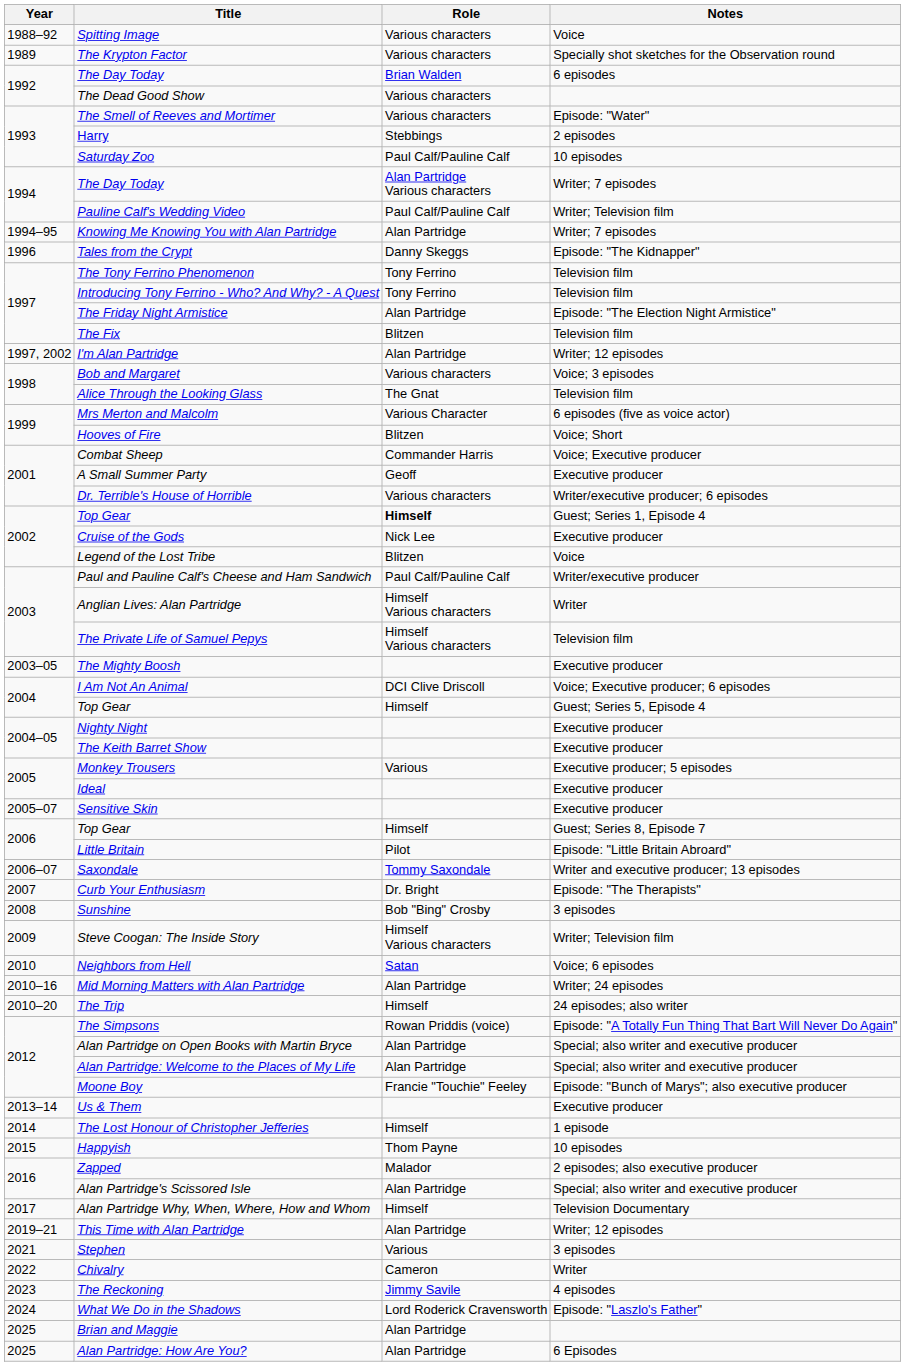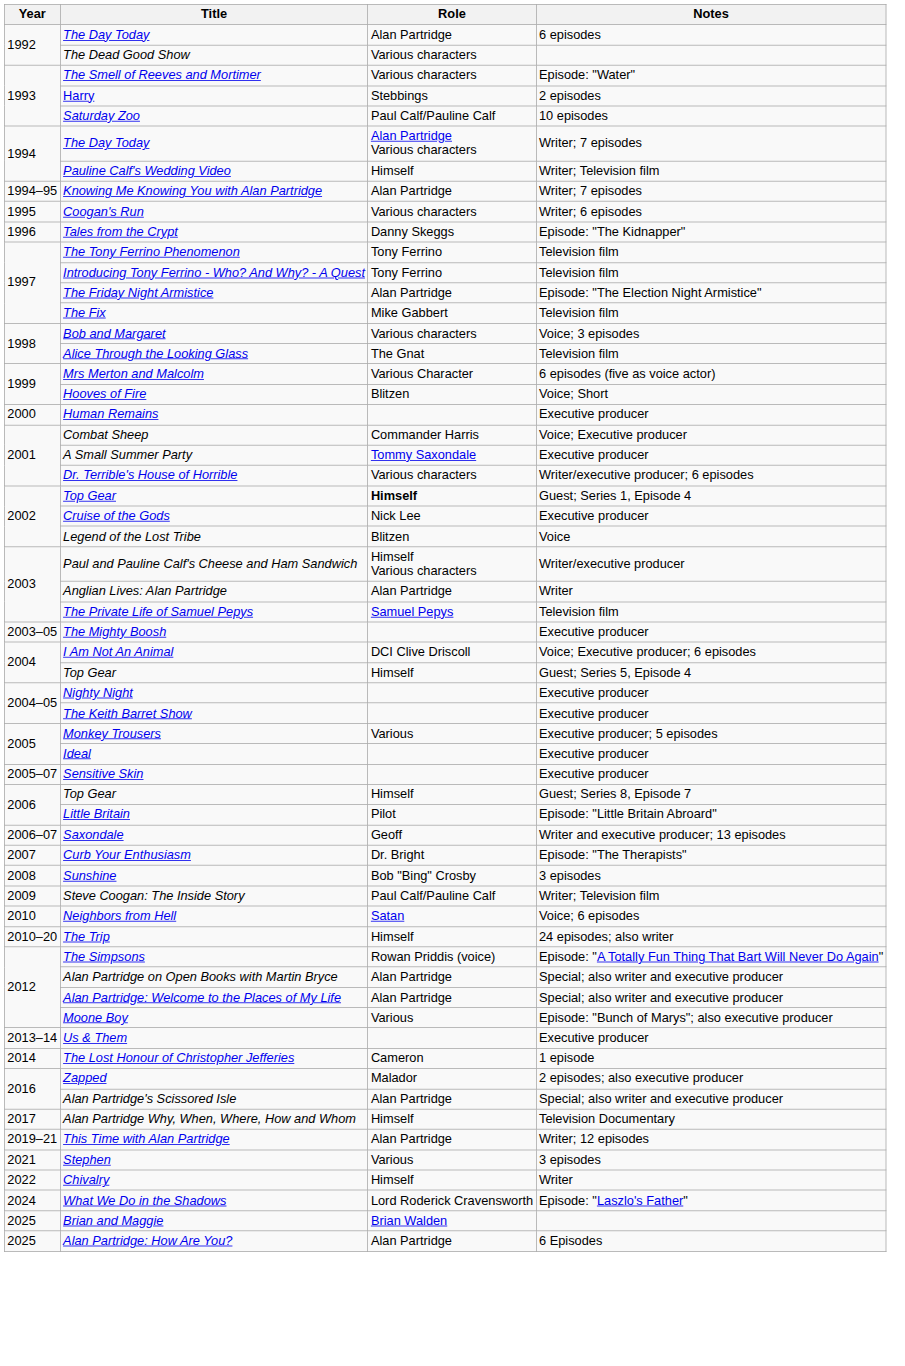- row: (118, 34)
- row: (132, 55)
(423, 75) Brian Walden -> (411, 34) Alan Partridge
(447, 211) Paul Calf/Pauline Calf -> (392, 171) Himself
+ row: (103, 211)
(404, 333) Blitzen -> (409, 313) Mike Gabbert
- row: (128, 353)
+ row: (111, 414)
(401, 475) Geoff -> (424, 455) Tommy Saxondale
(447, 577) Paul Calf/Pauline Calf -> (424, 564) Himself Various characters
(438, 604) Himself Various characters -> (411, 591) Alan Partridge
(438, 639) Himself Various characters -> (412, 611) Samuel Pepys
(438, 869) Tommy Saxondale -> (386, 835) Geoff
(438, 937) Himself Various characters -> (433, 896) Paul Calf/Pauline Calf
- row: (191, 985)
(456, 1087) Francie "Touchie" Feeley -> (392, 1017) Various
(406, 1127) Himself -> (397, 1058) Cameron
- row: (104, 1148)
(411, 1269) Cameron -> (392, 1180) Himself
- row: (120, 1290)
(426, 1330) Alan Partridge -> (409, 1220) Brian Walden
